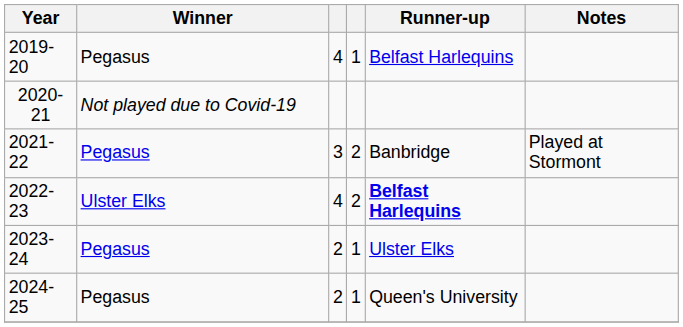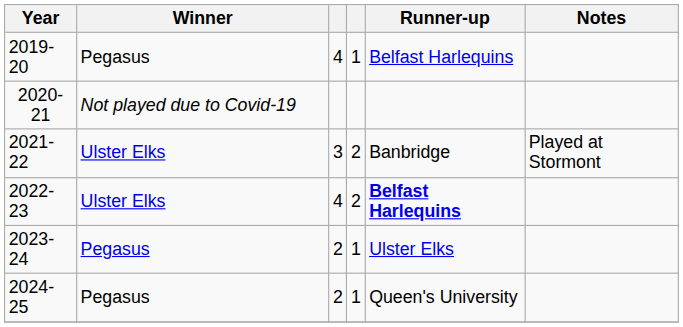(115, 153) Pegasus -> (123, 153) Ulster Elks
